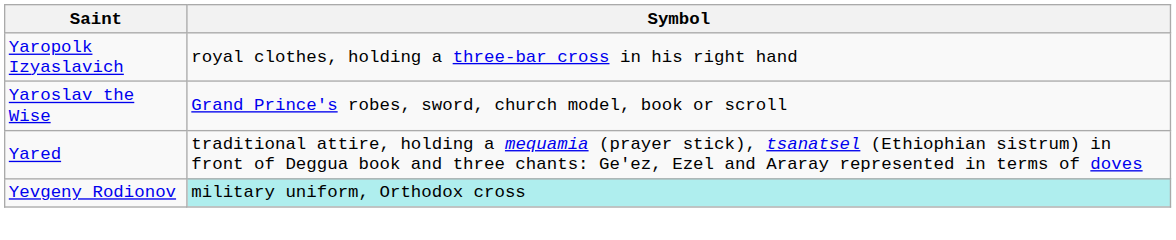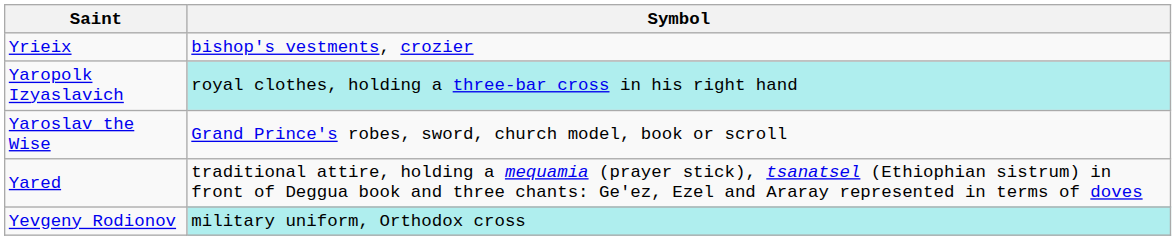+ row: (40, 47)
(494, 57) no background -> (494, 86) paleturquoise background
